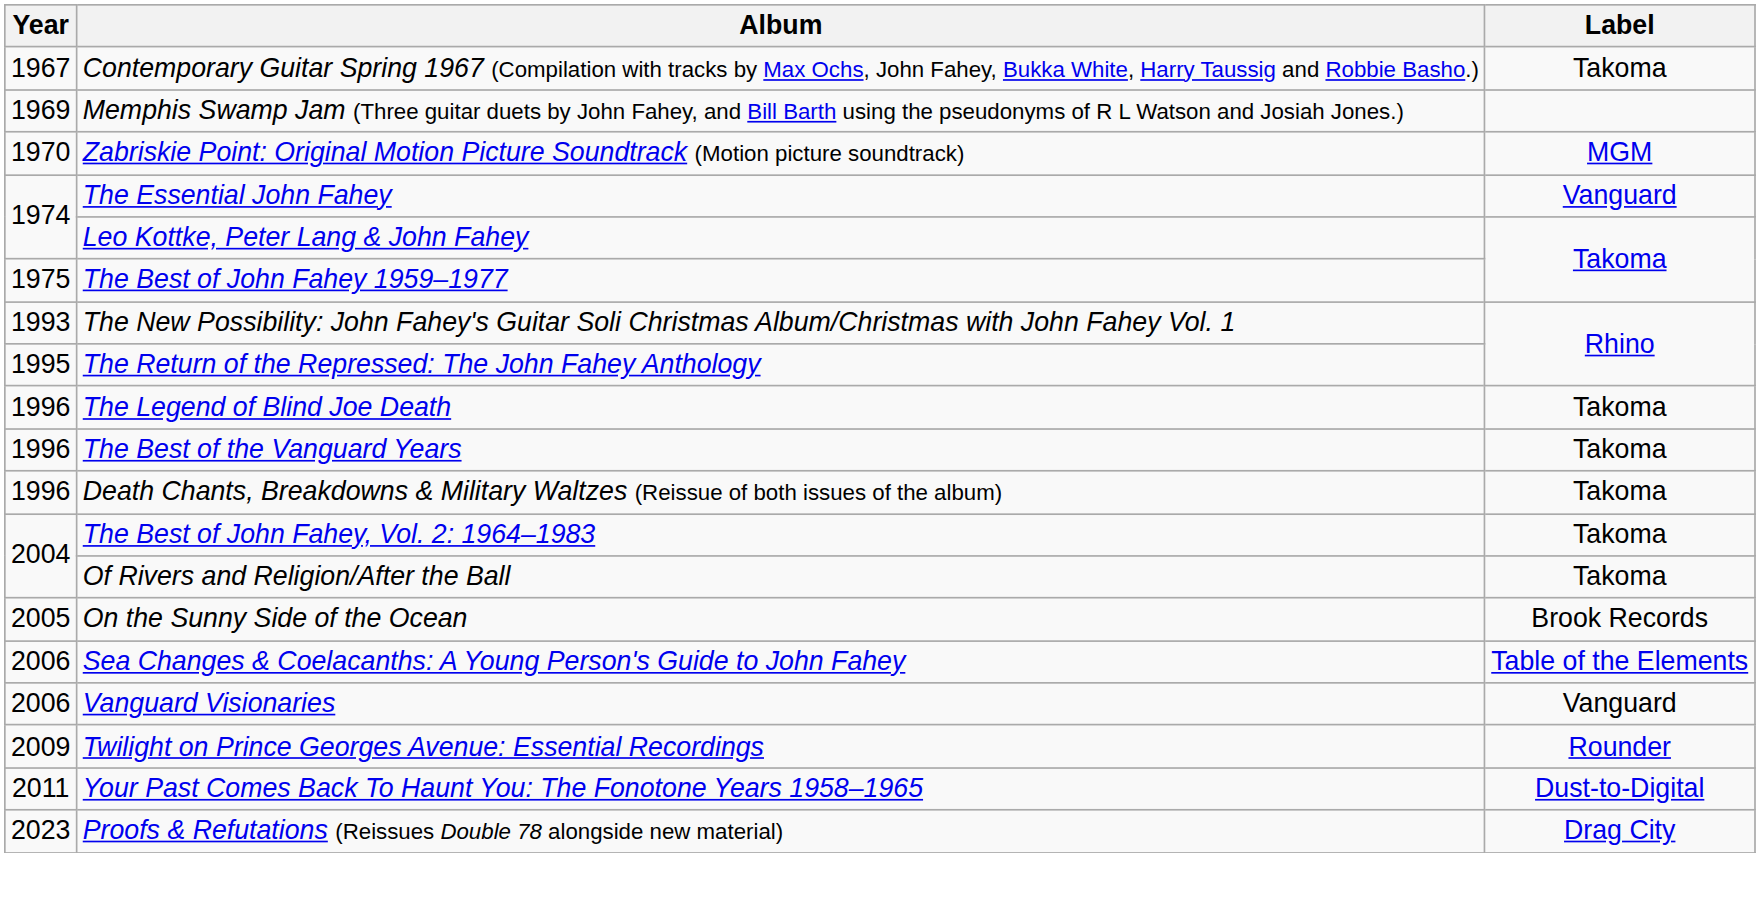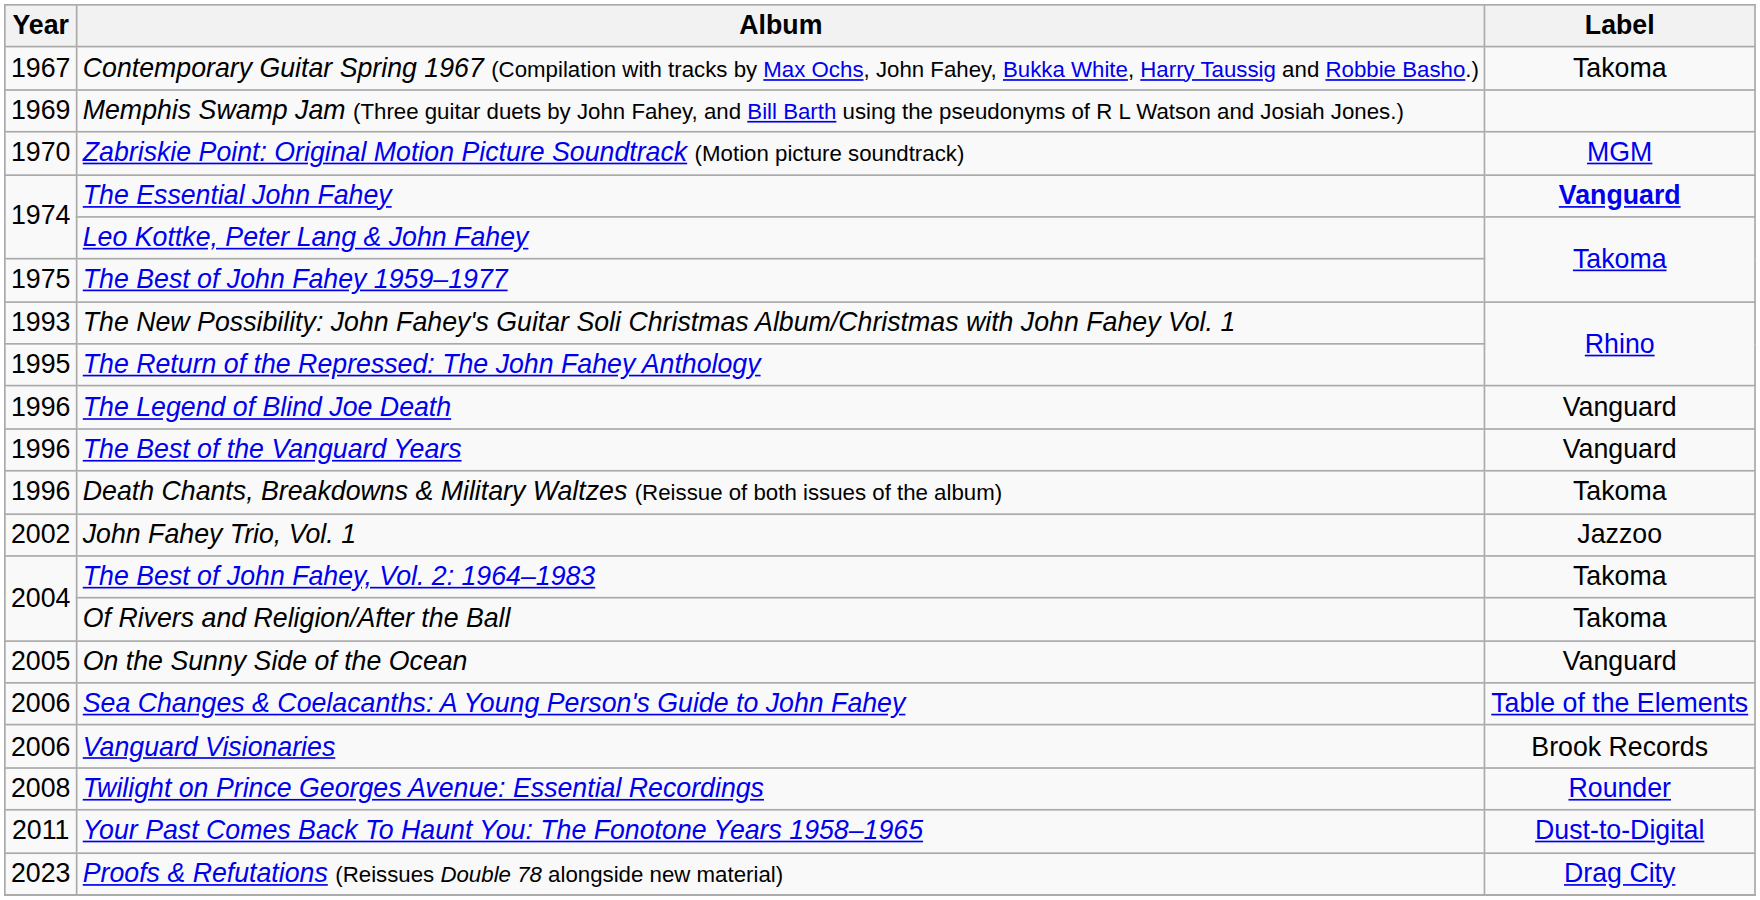(1620, 195) normal -> (1620, 195) bold
(1620, 407) Takoma -> (1620, 407) Vanguard
(1620, 449) Takoma -> (1620, 449) Vanguard
+ row: (219, 534)
(1620, 618) Brook Records -> (1620, 661) Vanguard
(1620, 703) Vanguard -> (1620, 746) Brook Records
(41, 746) 2009 -> (41, 788) 2008
